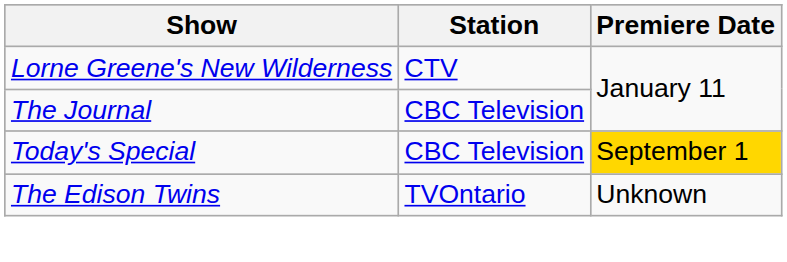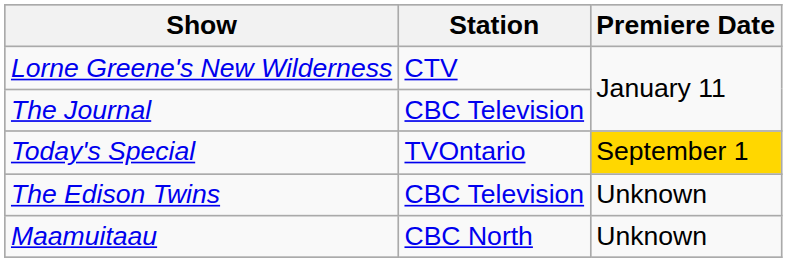(494, 151) CBC Television -> (465, 151) TVOntario
(465, 194) TVOntario -> (494, 194) CBC Television
+ row: (84, 236)
